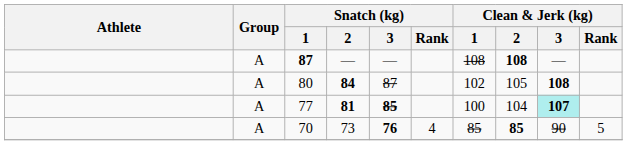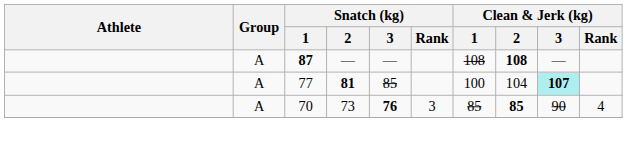- row: (306, 83)
(390, 106) bold -> (390, 83) normal
(432, 128) 4 -> (432, 106) 3
(601, 128) 5 -> (601, 106) 4
